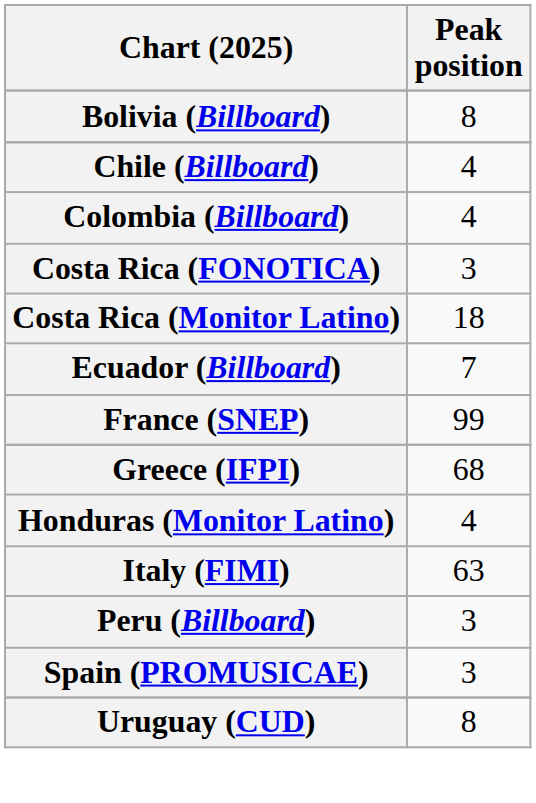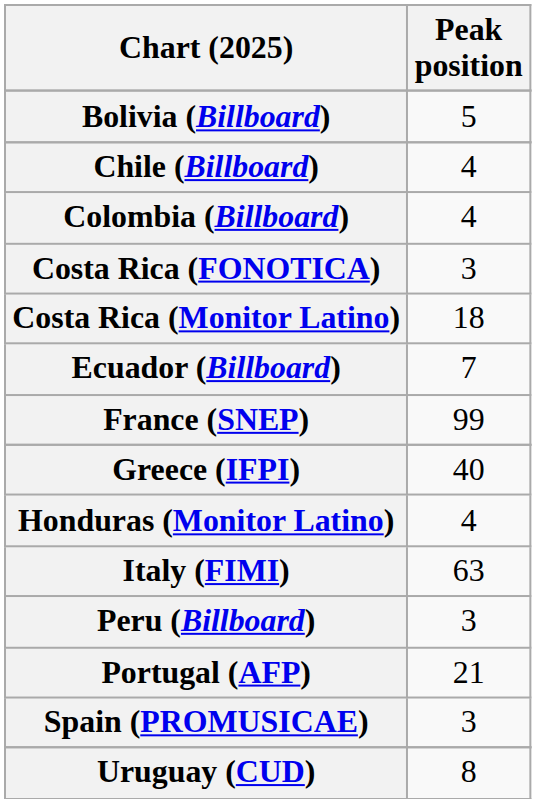(469, 116) 8 -> (469, 116) 5
(469, 469) 68 -> (469, 469) 40
+ row: (206, 671)
